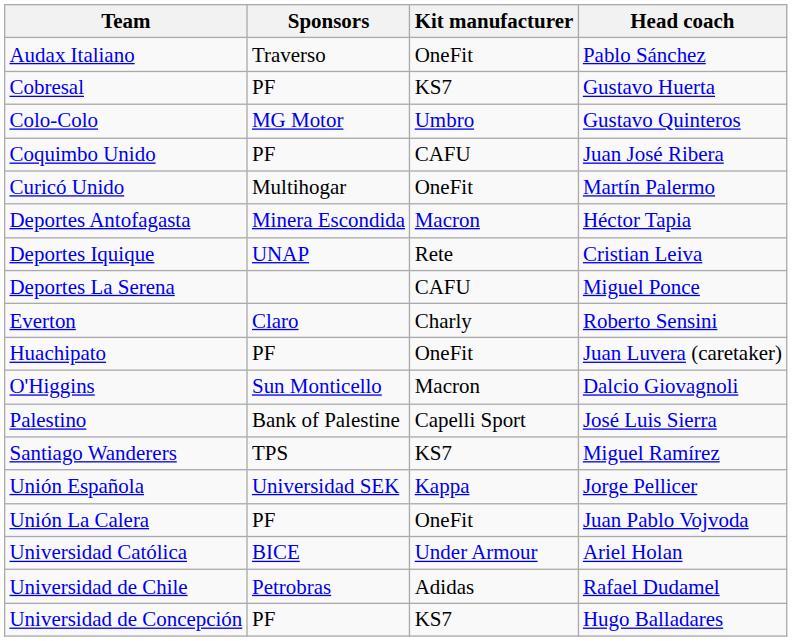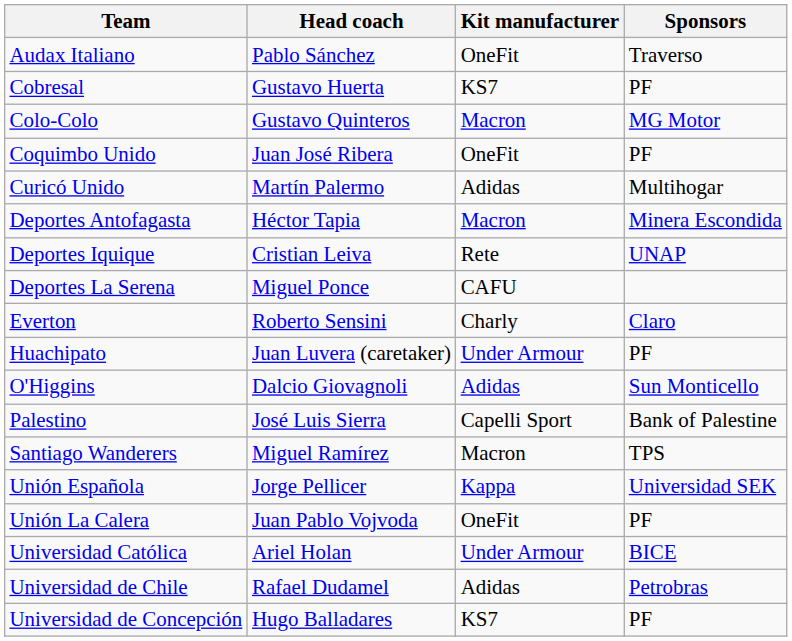columns swapped: (682, 21) <-> (329, 21)
(444, 120) Umbro -> (493, 120) Macron
(443, 154) CAFU -> (490, 154) OneFit
(444, 187) OneFit -> (490, 187) Adidas
(444, 353) OneFit -> (522, 353) Under Armour
(447, 386) Macron -> (490, 386) Adidas
(433, 453) KS7 -> (493, 453) Macron
